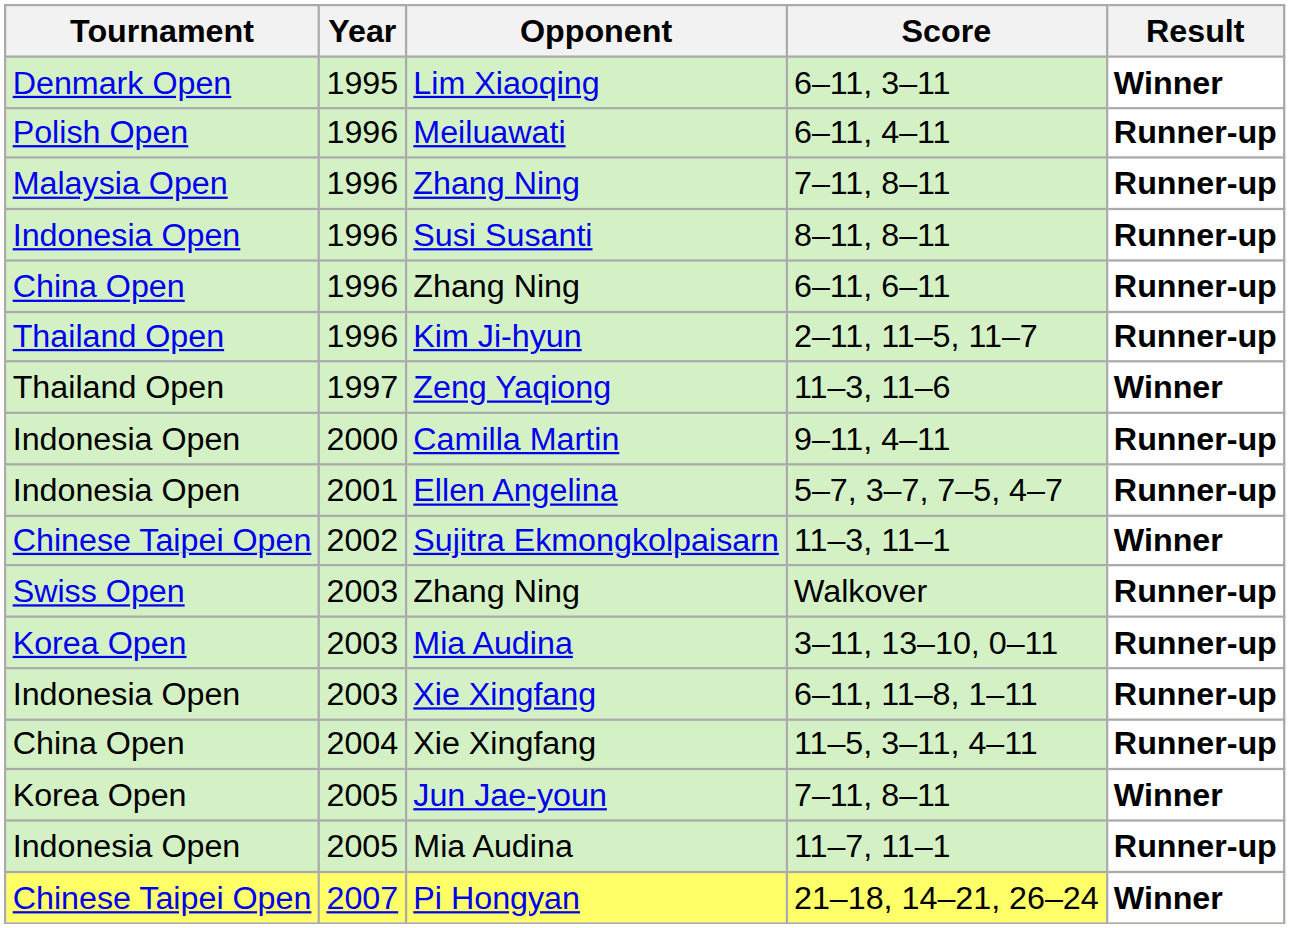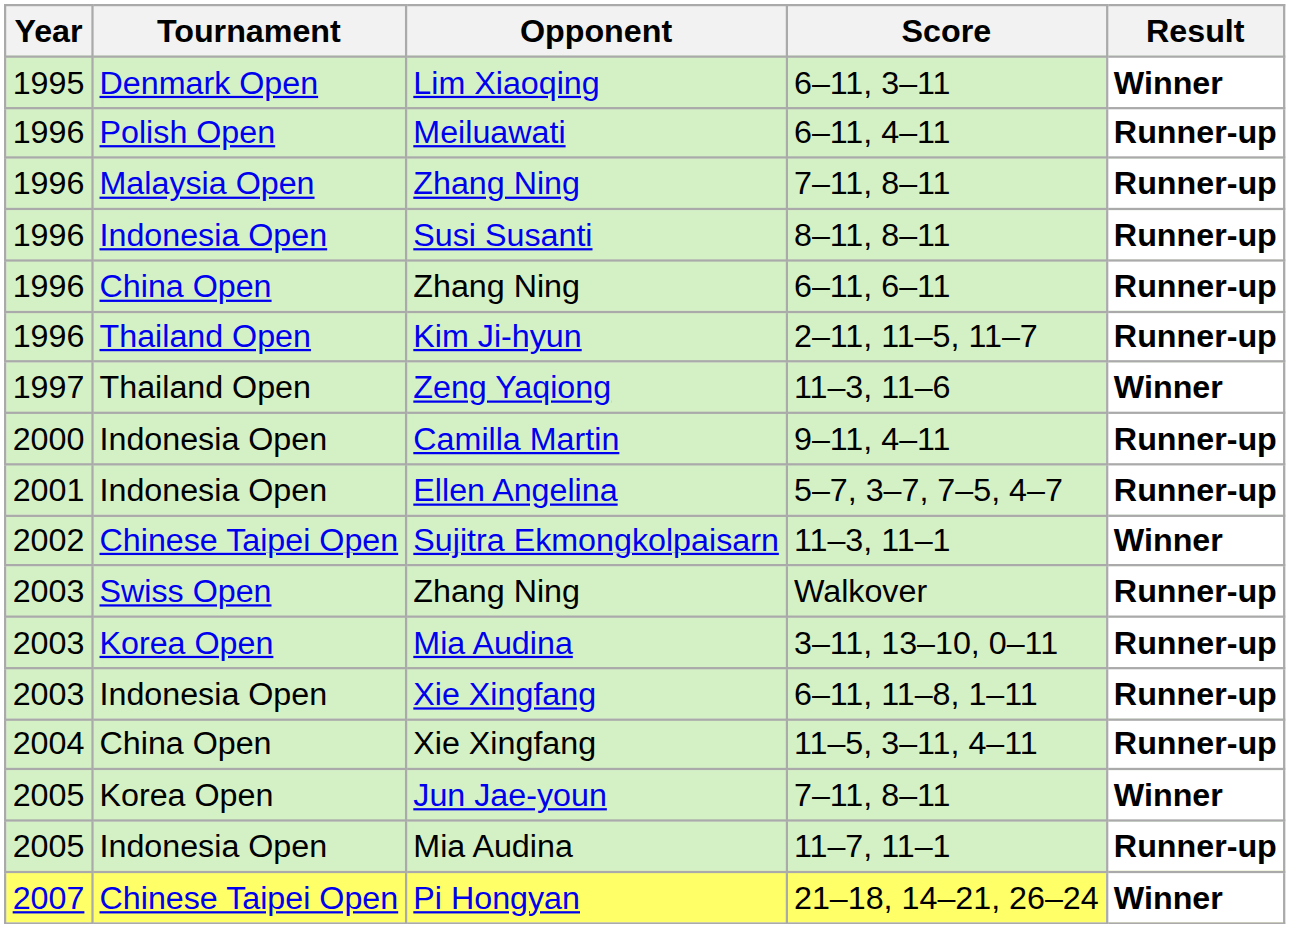columns swapped: (362, 31) <-> (162, 31)
